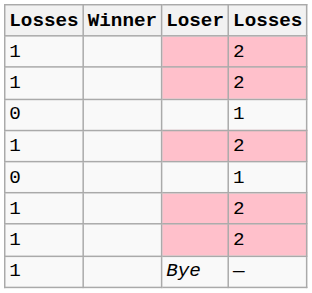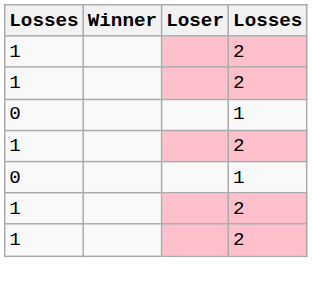- row: (15, 271)
